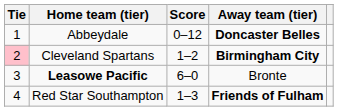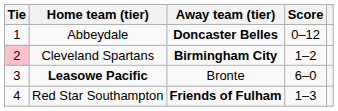columns swapped: (188, 14) <-> (268, 14)
